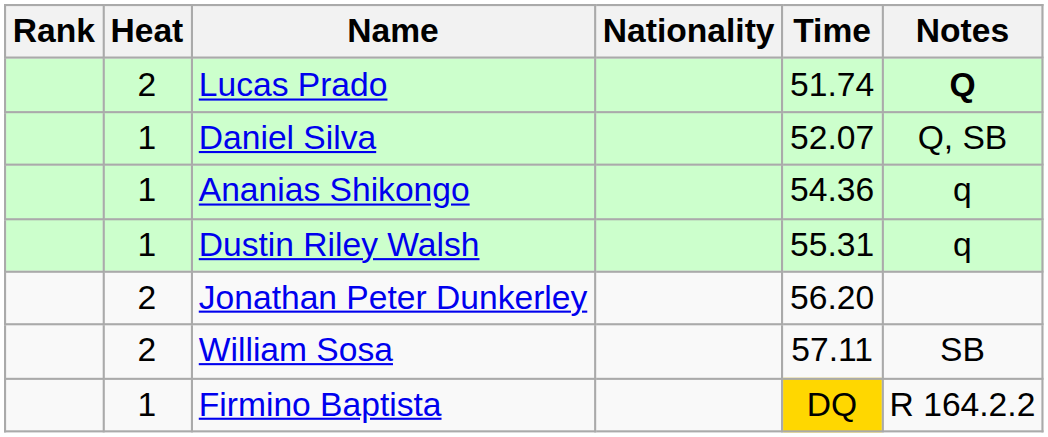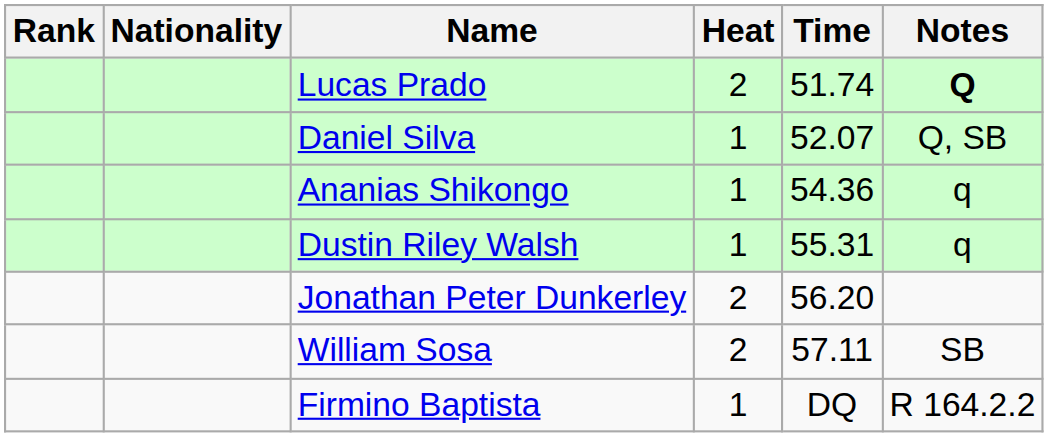columns swapped: (147, 31) <-> (689, 31)
(832, 404) gold background -> (832, 404) no background
